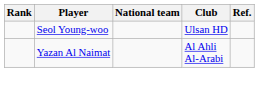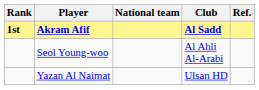+ row: (63, 30)
(206, 30) Ulsan HD -> (204, 53) Al Ahli Al-Arabi
(204, 53) Al Ahli Al-Arabi -> (206, 76) Ulsan HD
